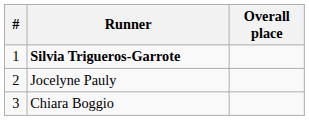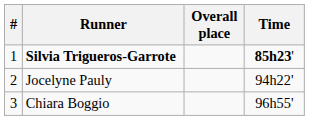+ column: (274, 24)
